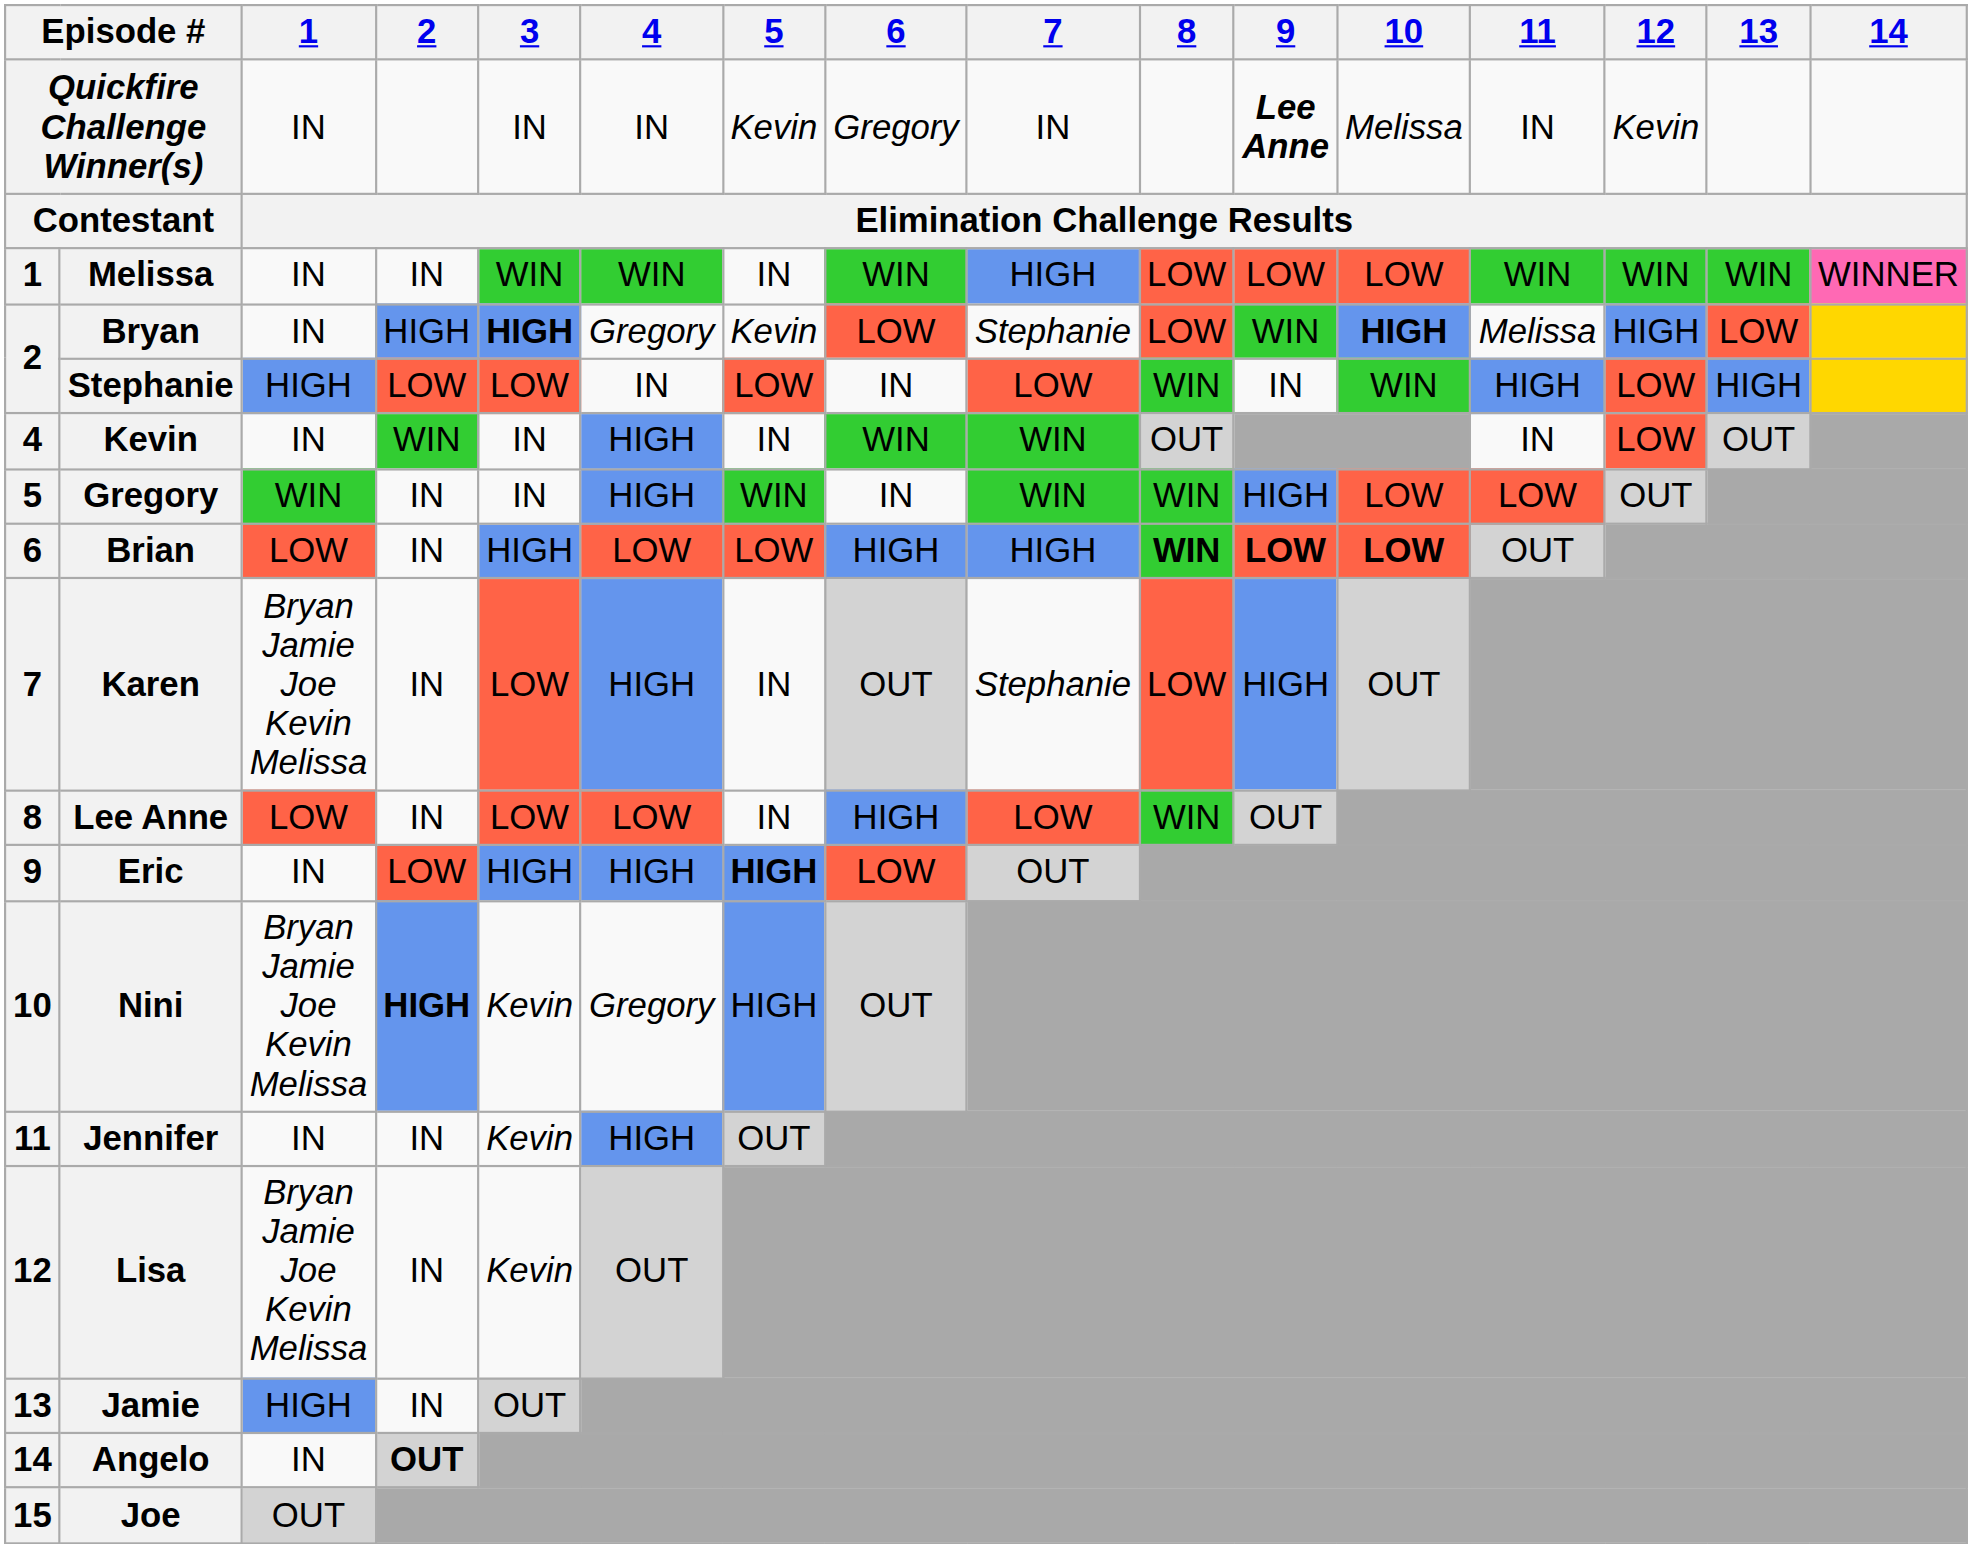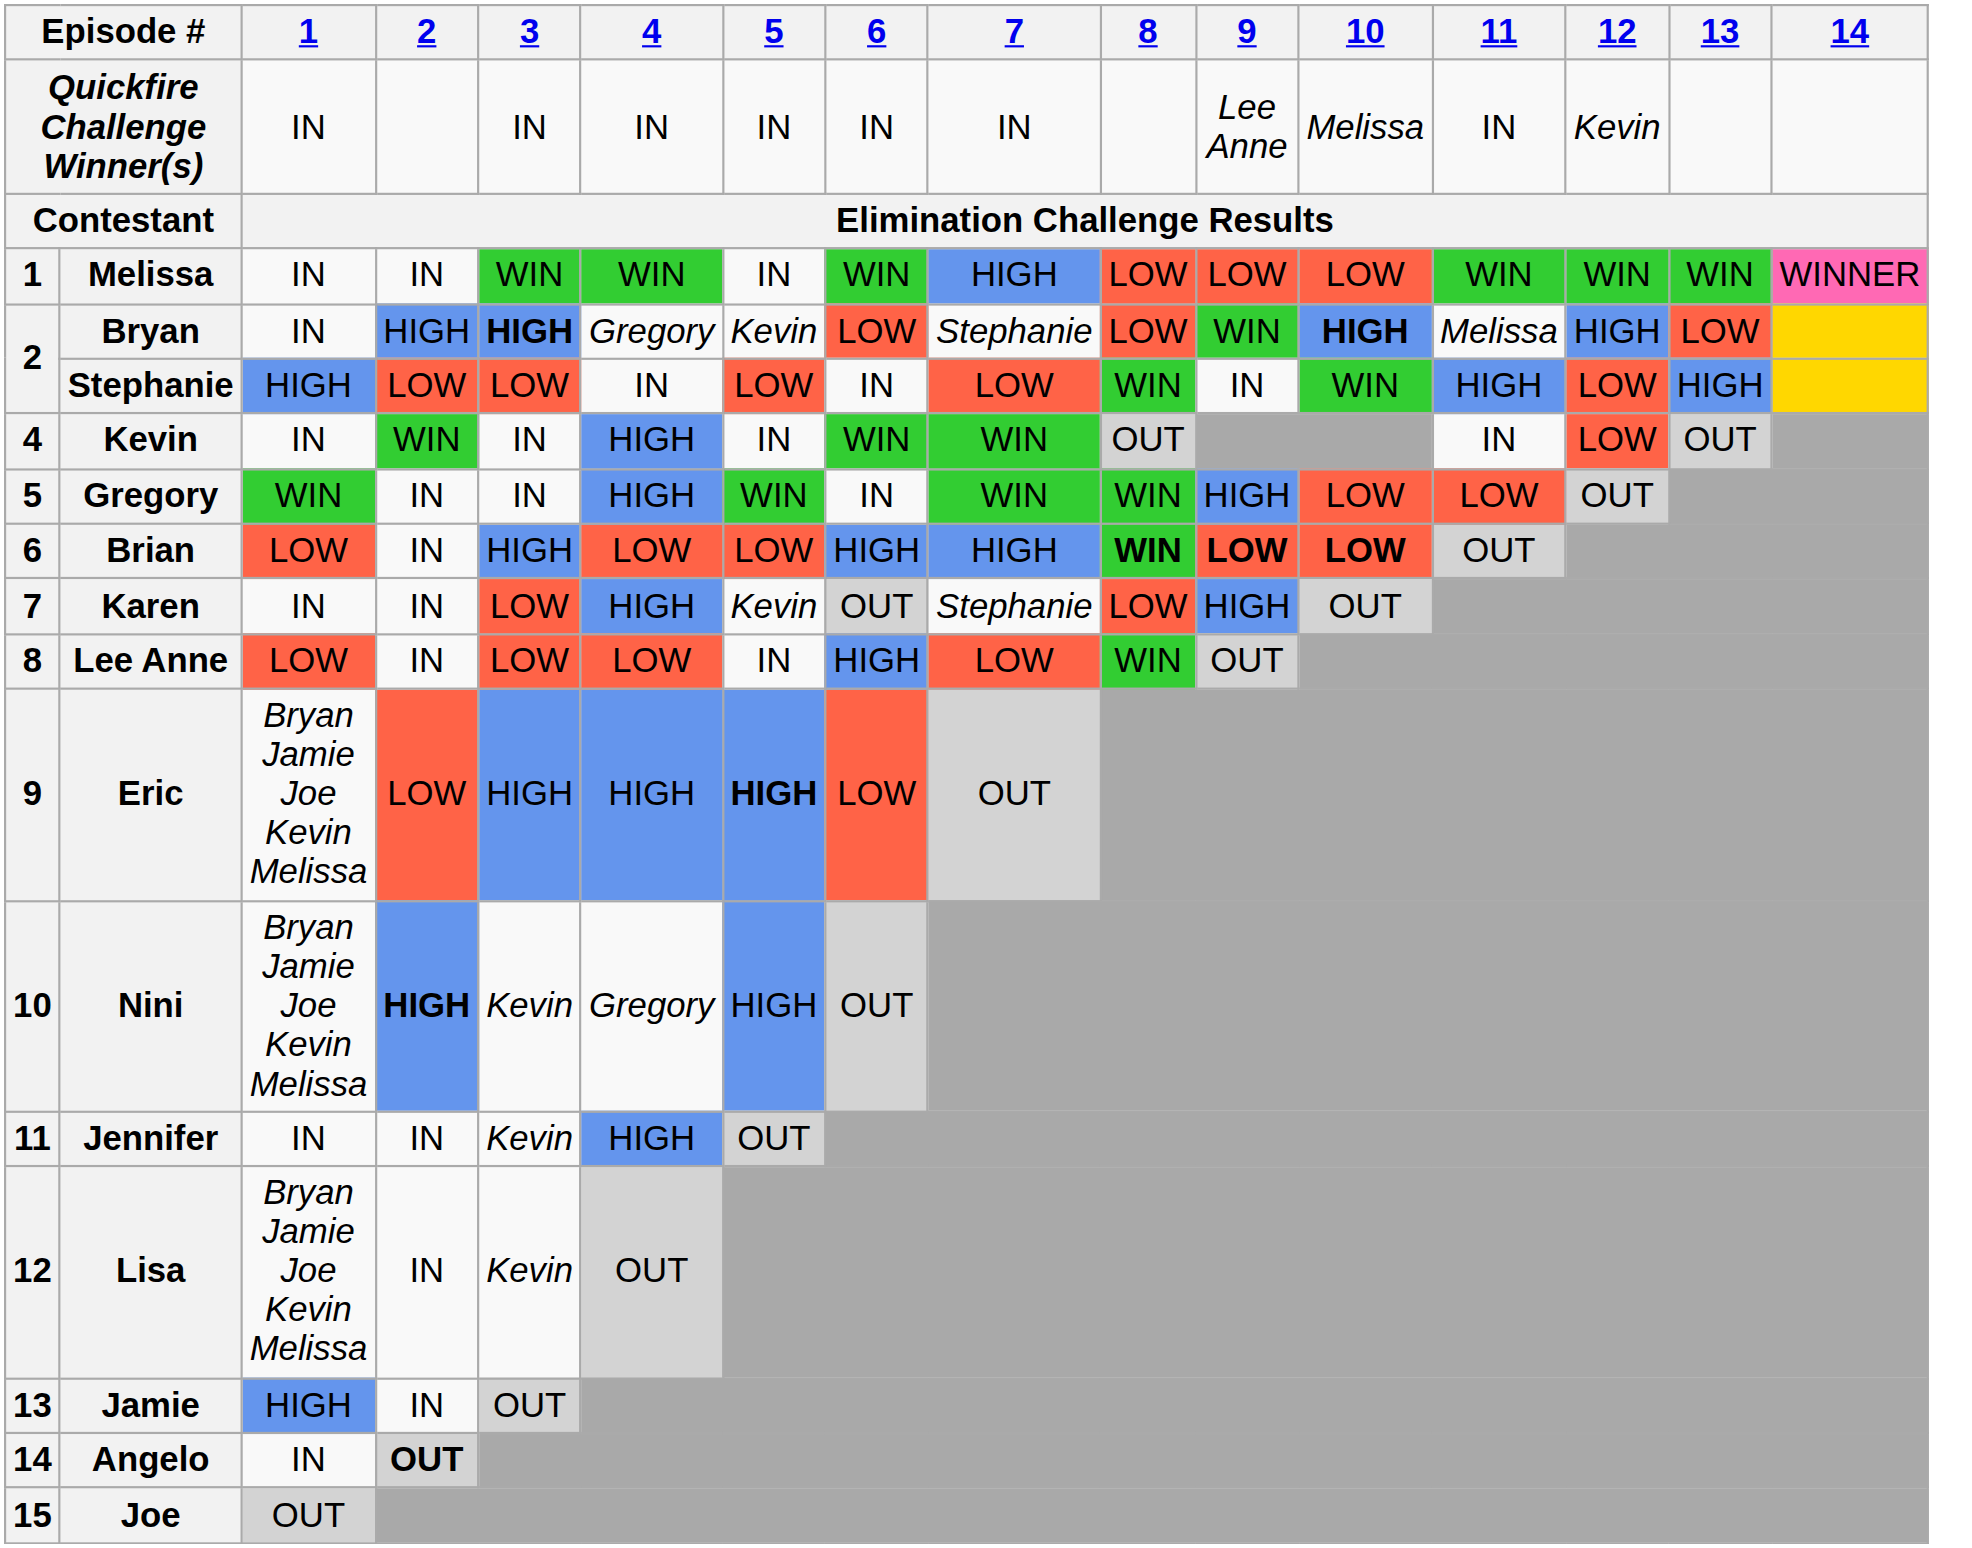(774, 126) Kevin -> (774, 126) IN
(896, 126) Gregory -> (877, 126) IN
(1286, 126) bold -> (1247, 126) normal
(308, 683) Bryan Jamie Joe Kevin Melissa -> (308, 605) IN
(774, 683) IN -> (774, 605) Kevin
(308, 872) IN -> (308, 793) Bryan Jamie Joe Kevin Melissa
